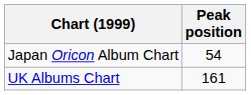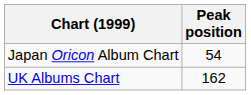(214, 78) 161 -> (214, 78) 162
